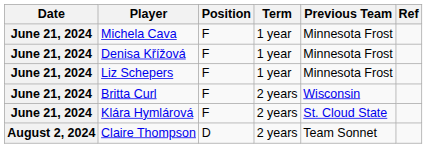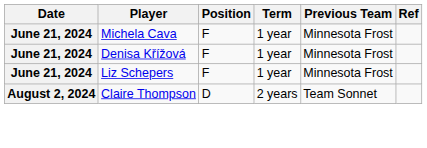- row: (129, 93)
- row: (147, 113)
